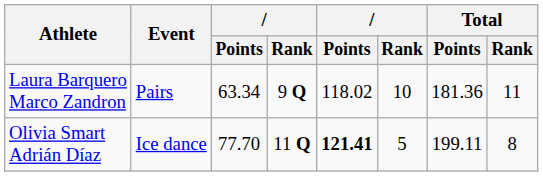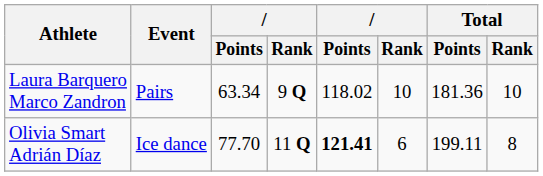(512, 91) 11 -> (512, 91) 10
(402, 144) 5 -> (402, 144) 6
